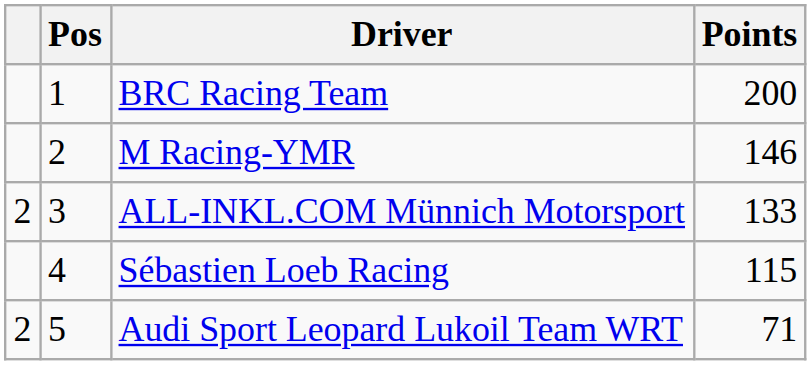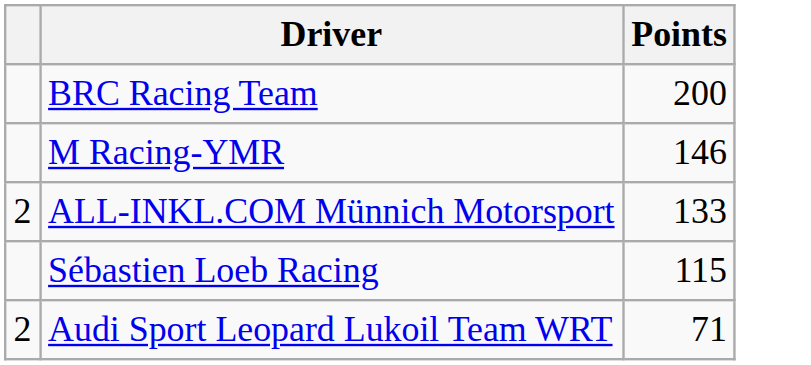- column: (75, 34)
